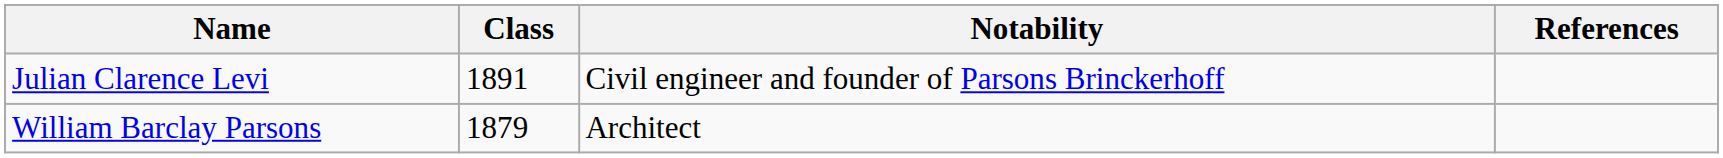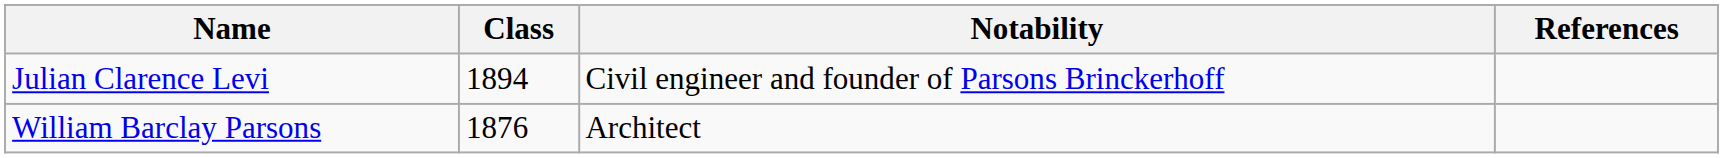(497, 78) 1891 -> (497, 78) 1894
(497, 127) 1879 -> (497, 127) 1876
